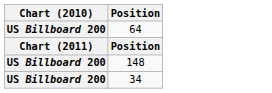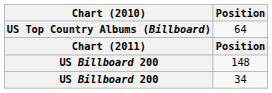(56, 30) US Billboard 200 -> (109, 30) US Top Country Albums (Billboard)
